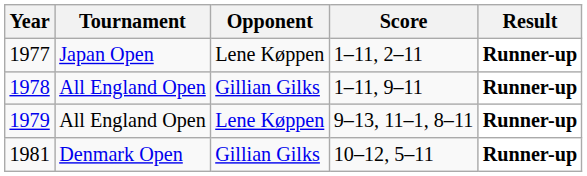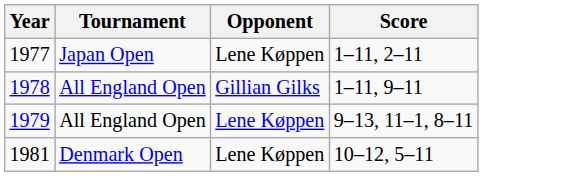- column: (530, 21)
(268, 154) Gillian Gilks -> (270, 154) Lene Køppen
